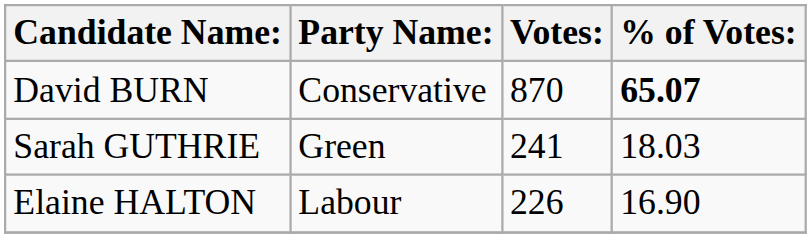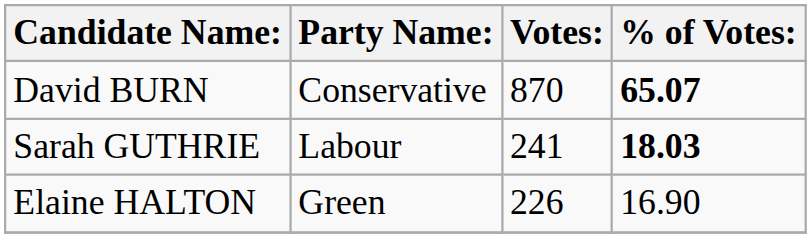(342, 145) Green -> (350, 145) Labour
(660, 145) normal -> (660, 145) bold
(350, 202) Labour -> (342, 202) Green
